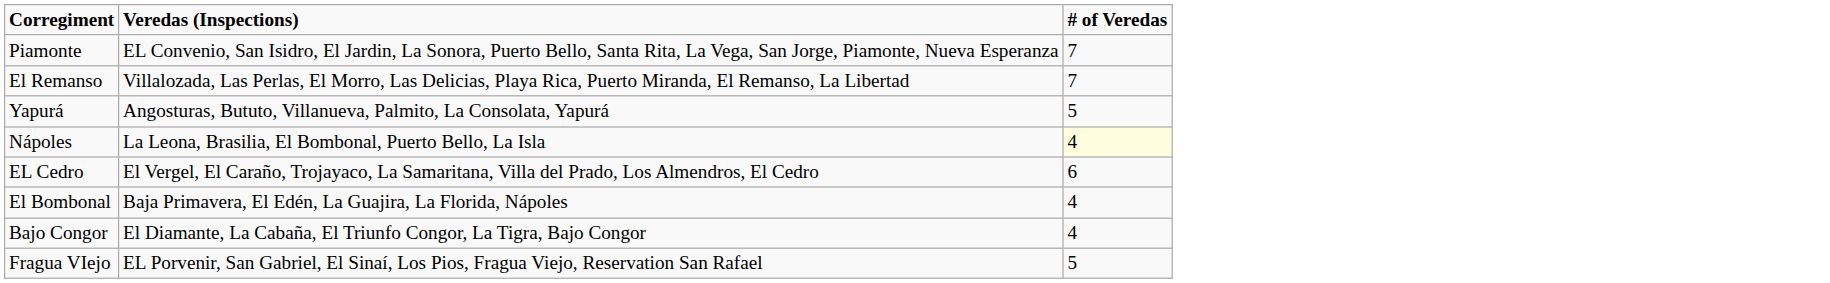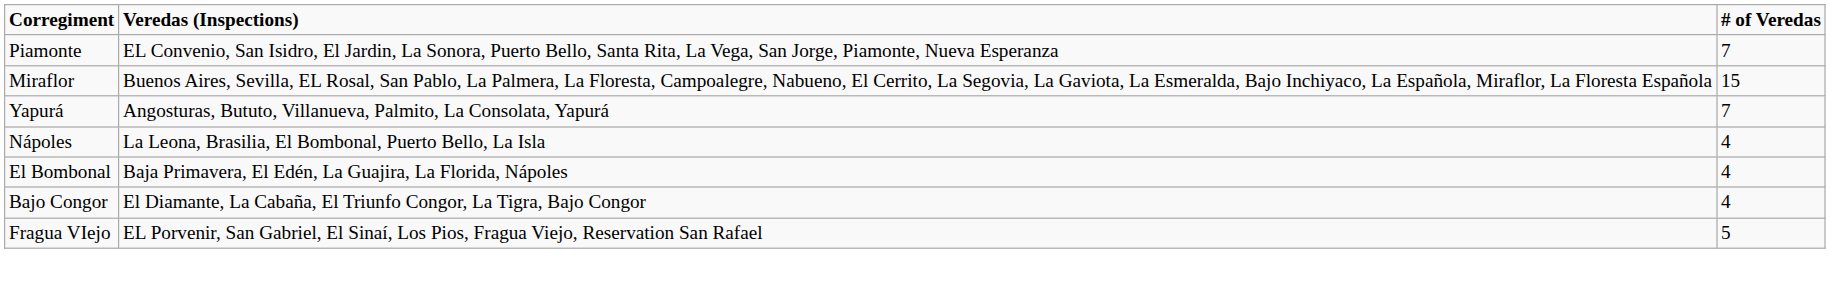- row: (56, 80)
+ row: (42, 80)
(1072, 111) 5 -> (1726, 111) 7
(1072, 141) lightyellow background -> (1726, 141) no background
- row: (46, 171)
